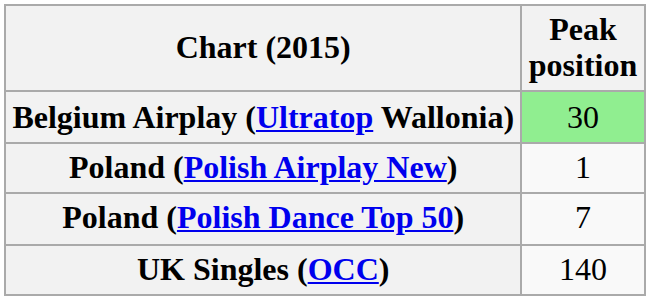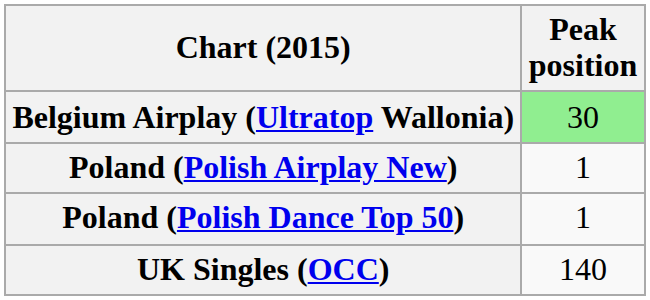(583, 218) 7 -> (583, 218) 1
